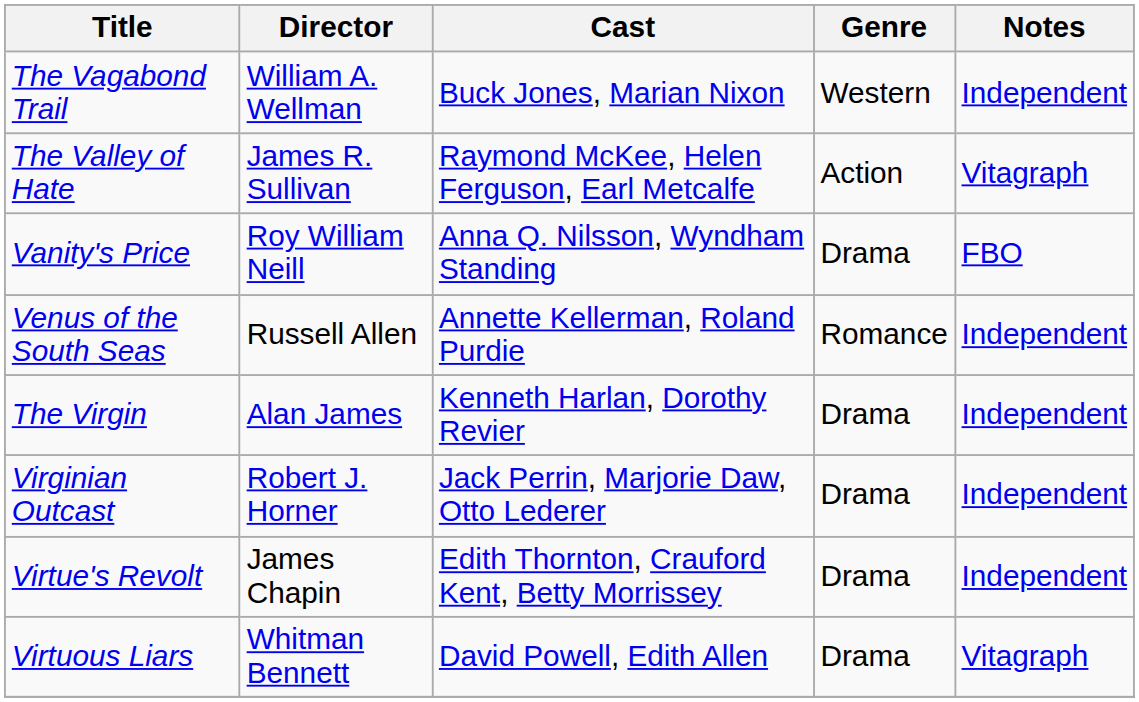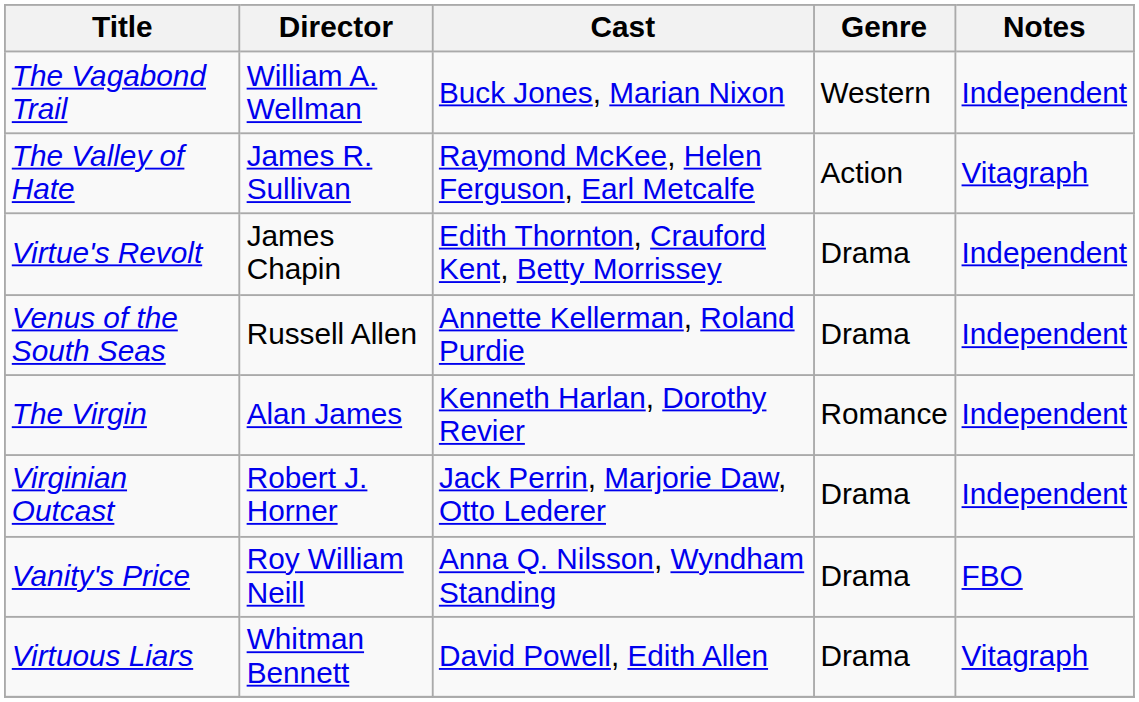rows swapped: (101, 253) <-> (107, 576)
(884, 334) Romance -> (865, 334) Drama
(865, 414) Drama -> (884, 414) Romance
